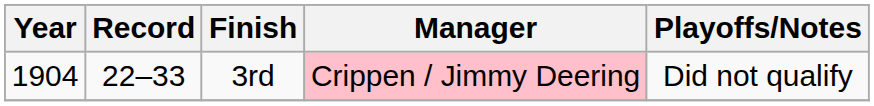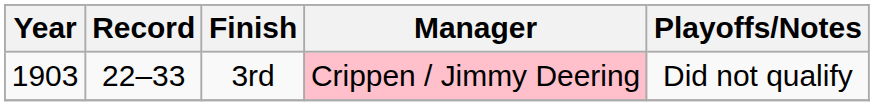(45, 75) 1904 -> (45, 75) 1903
